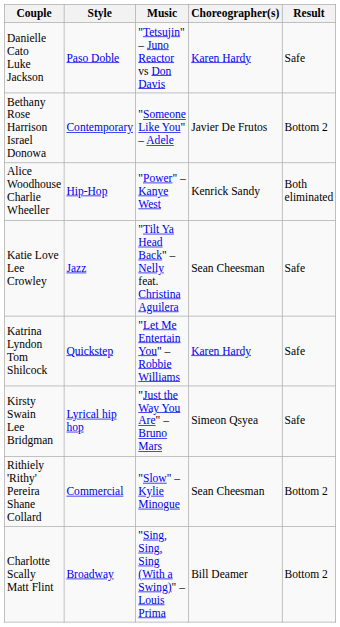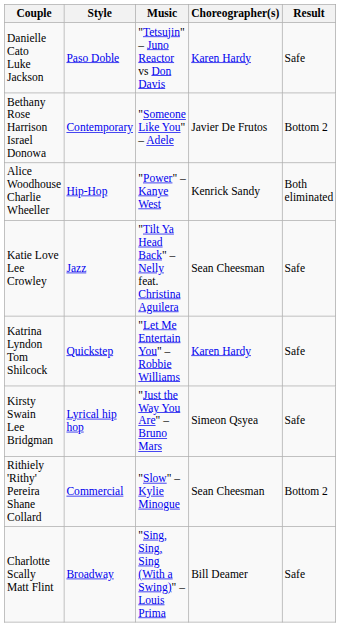(306, 574) Bottom 2 -> (295, 574) Safe
